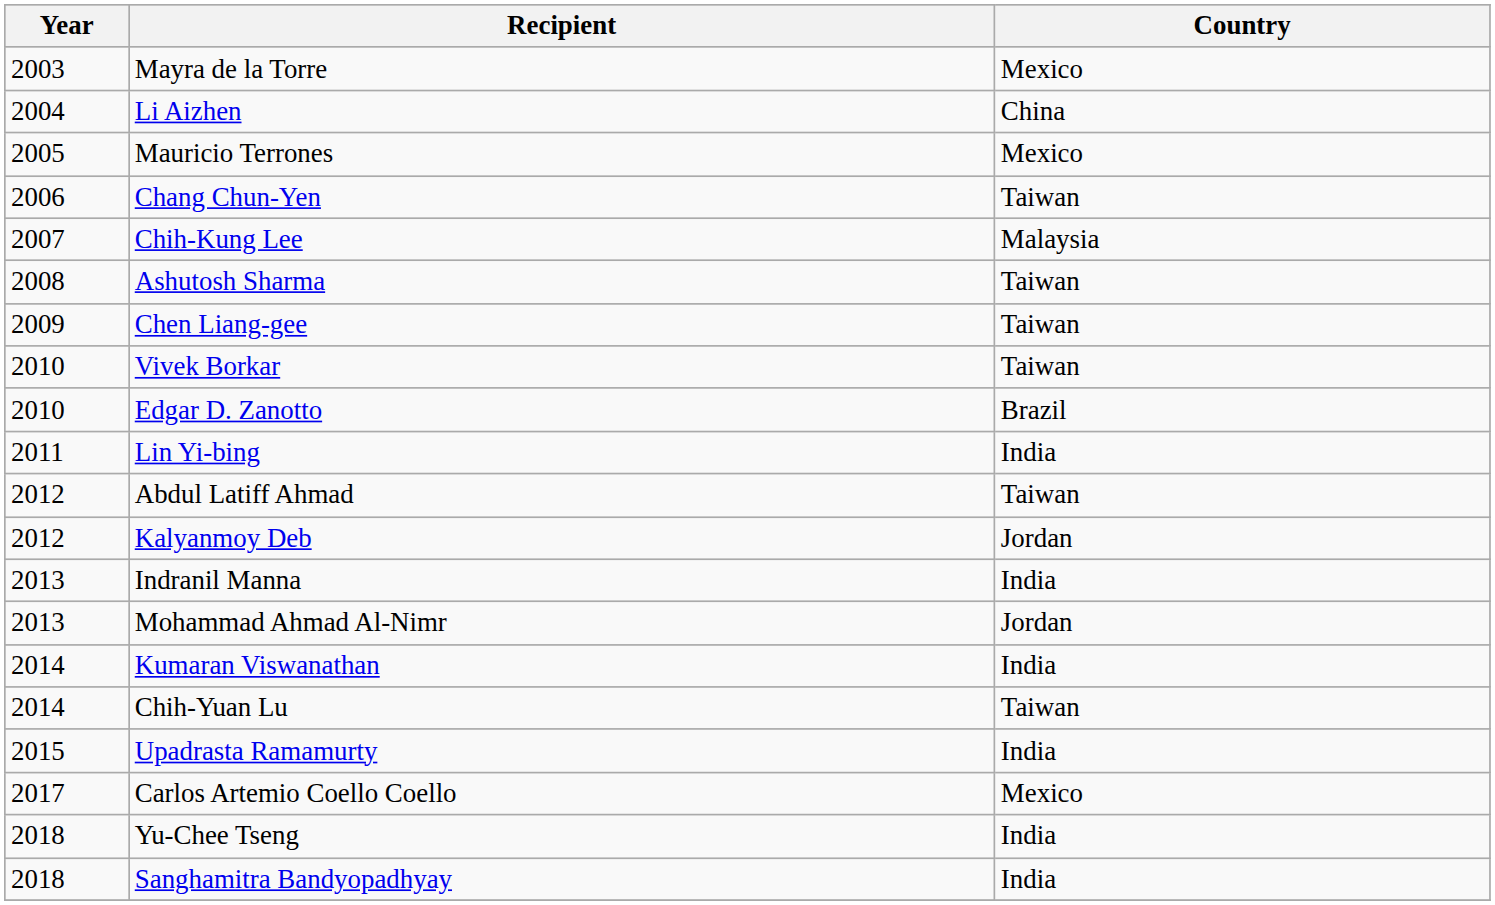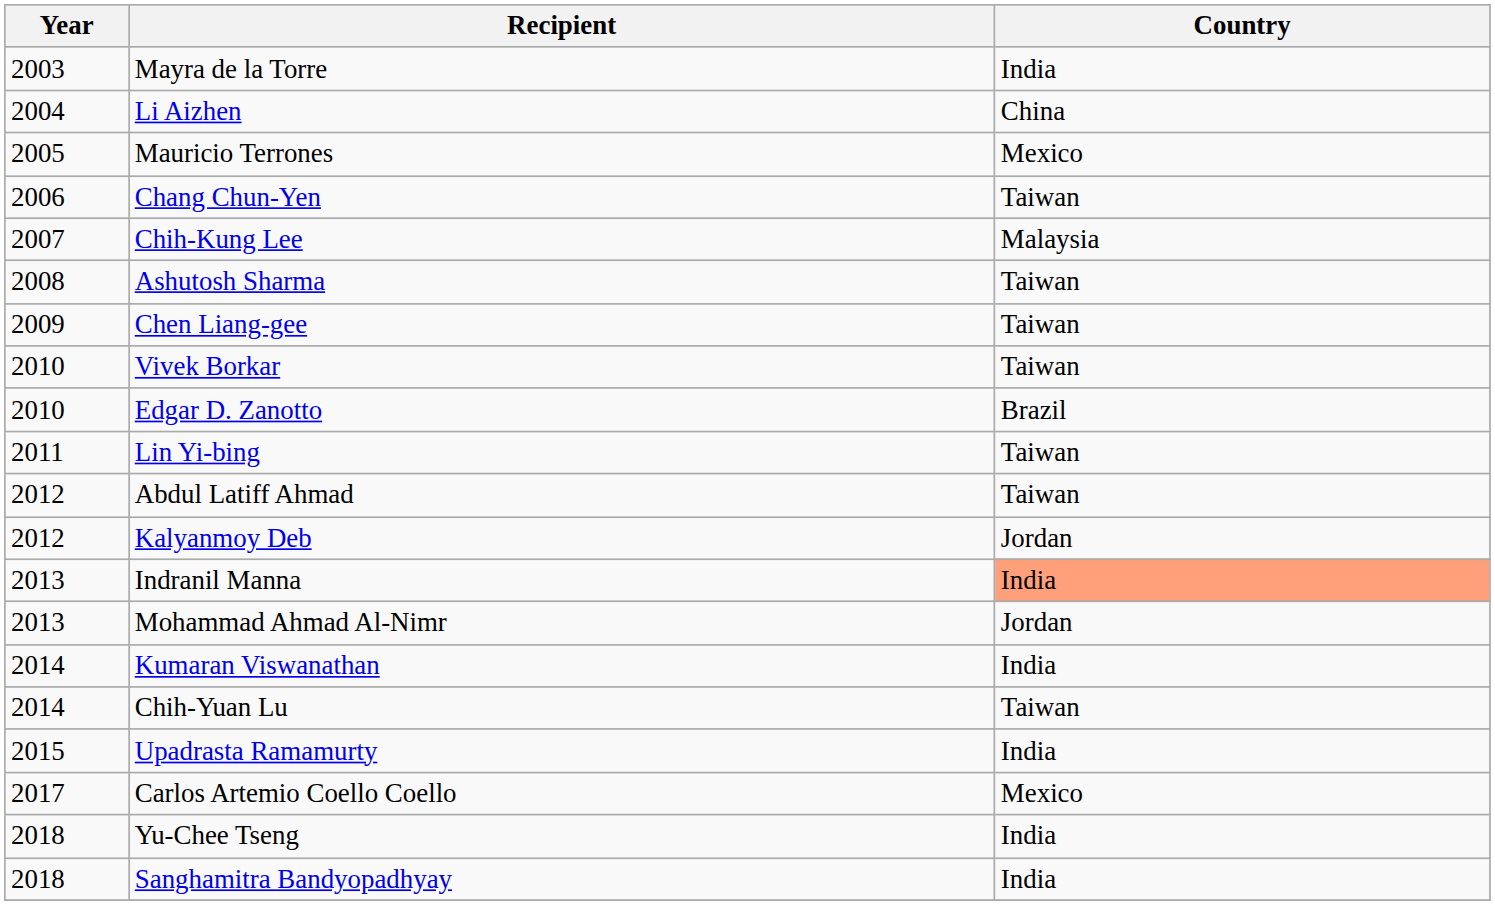(1042, 68) Mexico -> (1028, 68) India
(1028, 452) India -> (1040, 452) Taiwan
(1028, 580) no background -> (1028, 580) lightsalmon background
